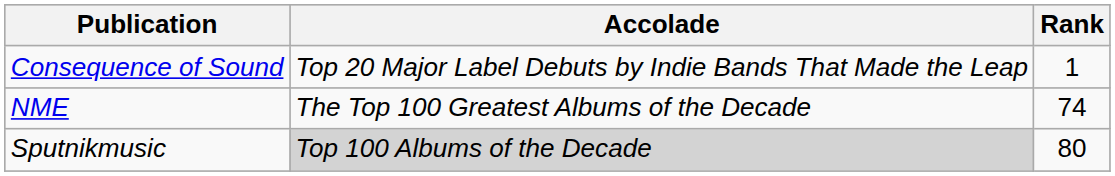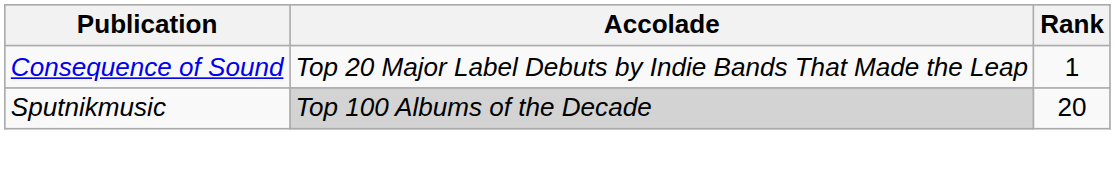- row: (40, 107)
(1072, 149) 80 -> (1072, 107) 20
